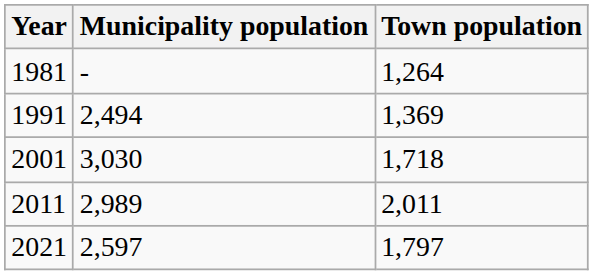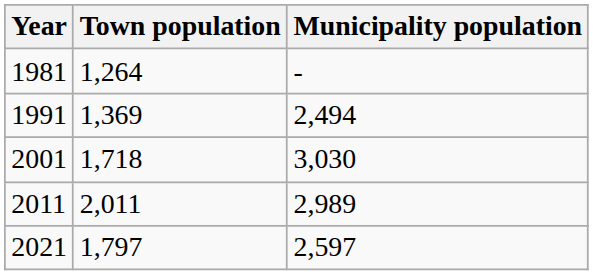columns swapped: (482, 26) <-> (224, 26)
